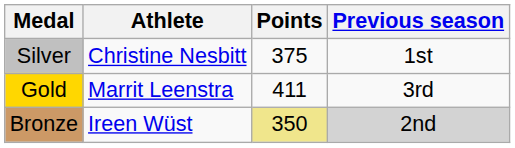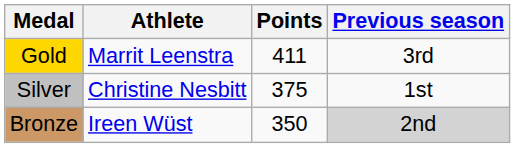rows swapped: (44, 90) <-> (44, 55)
(289, 124) khaki background -> (289, 124) no background
